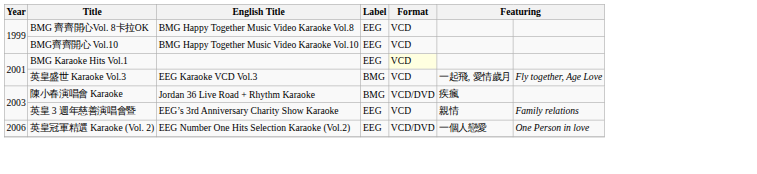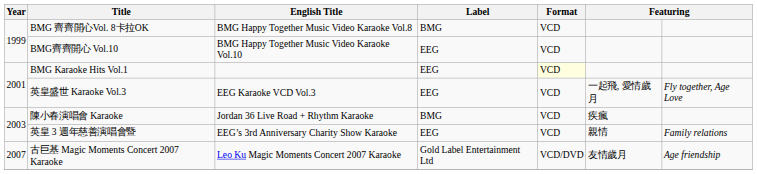(372, 28) EEG -> (431, 28) BMG
(374, 77) BMG -> (429, 92) EEG
(413, 94) VCD/DVD -> (550, 116) VCD
- row: (92, 128)
+ row: (105, 155)
